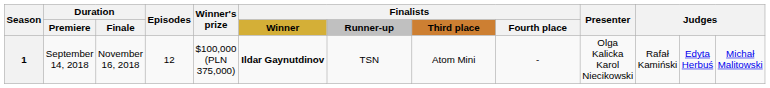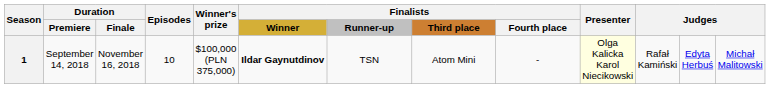(169, 59) 12 -> (169, 59) 10
(608, 59) no background -> (608, 59) lightyellow background
